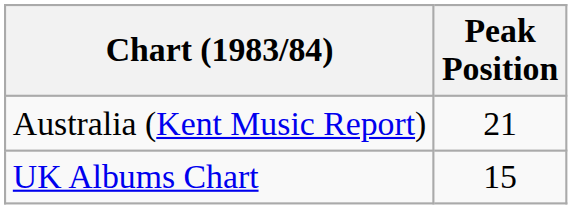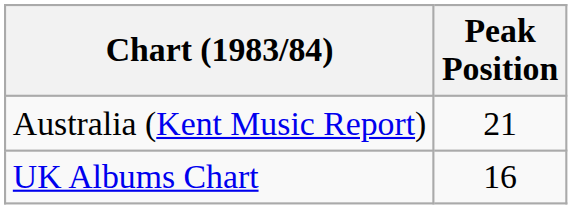(500, 176) 15 -> (500, 176) 16
